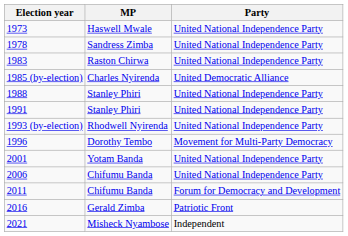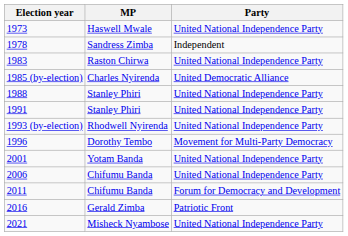(248, 45) United National Independence Party -> (199, 45) Independent
(199, 223) Independent -> (248, 223) United National Independence Party
